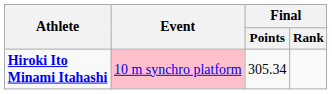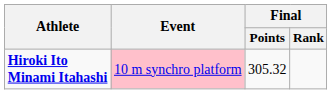(267, 69) 305.34 -> (267, 69) 305.32
